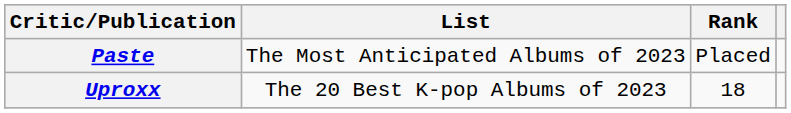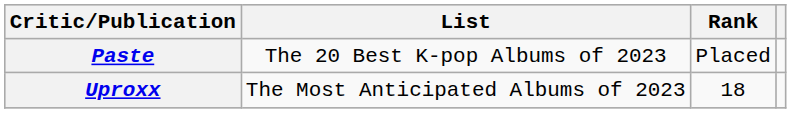(466, 56) The Most Anticipated Albums of 2023 -> (466, 56) The 20 Best K-pop Albums of 2023
(466, 90) The 20 Best K-pop Albums of 2023 -> (466, 90) The Most Anticipated Albums of 2023
